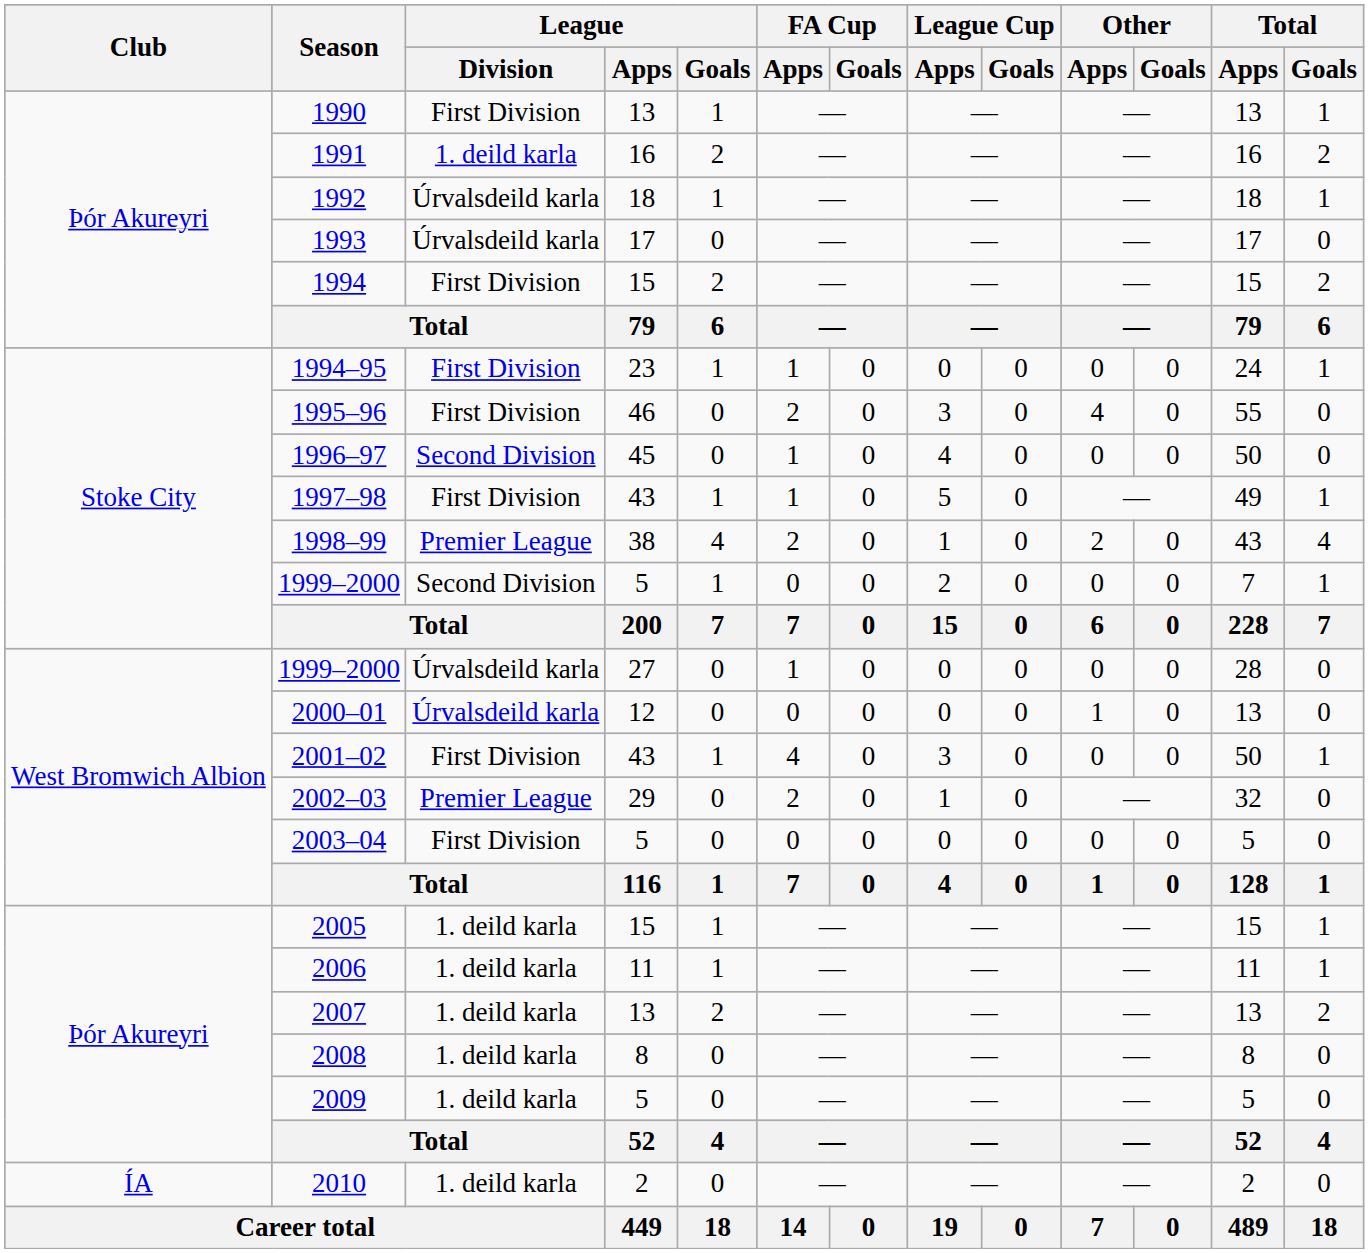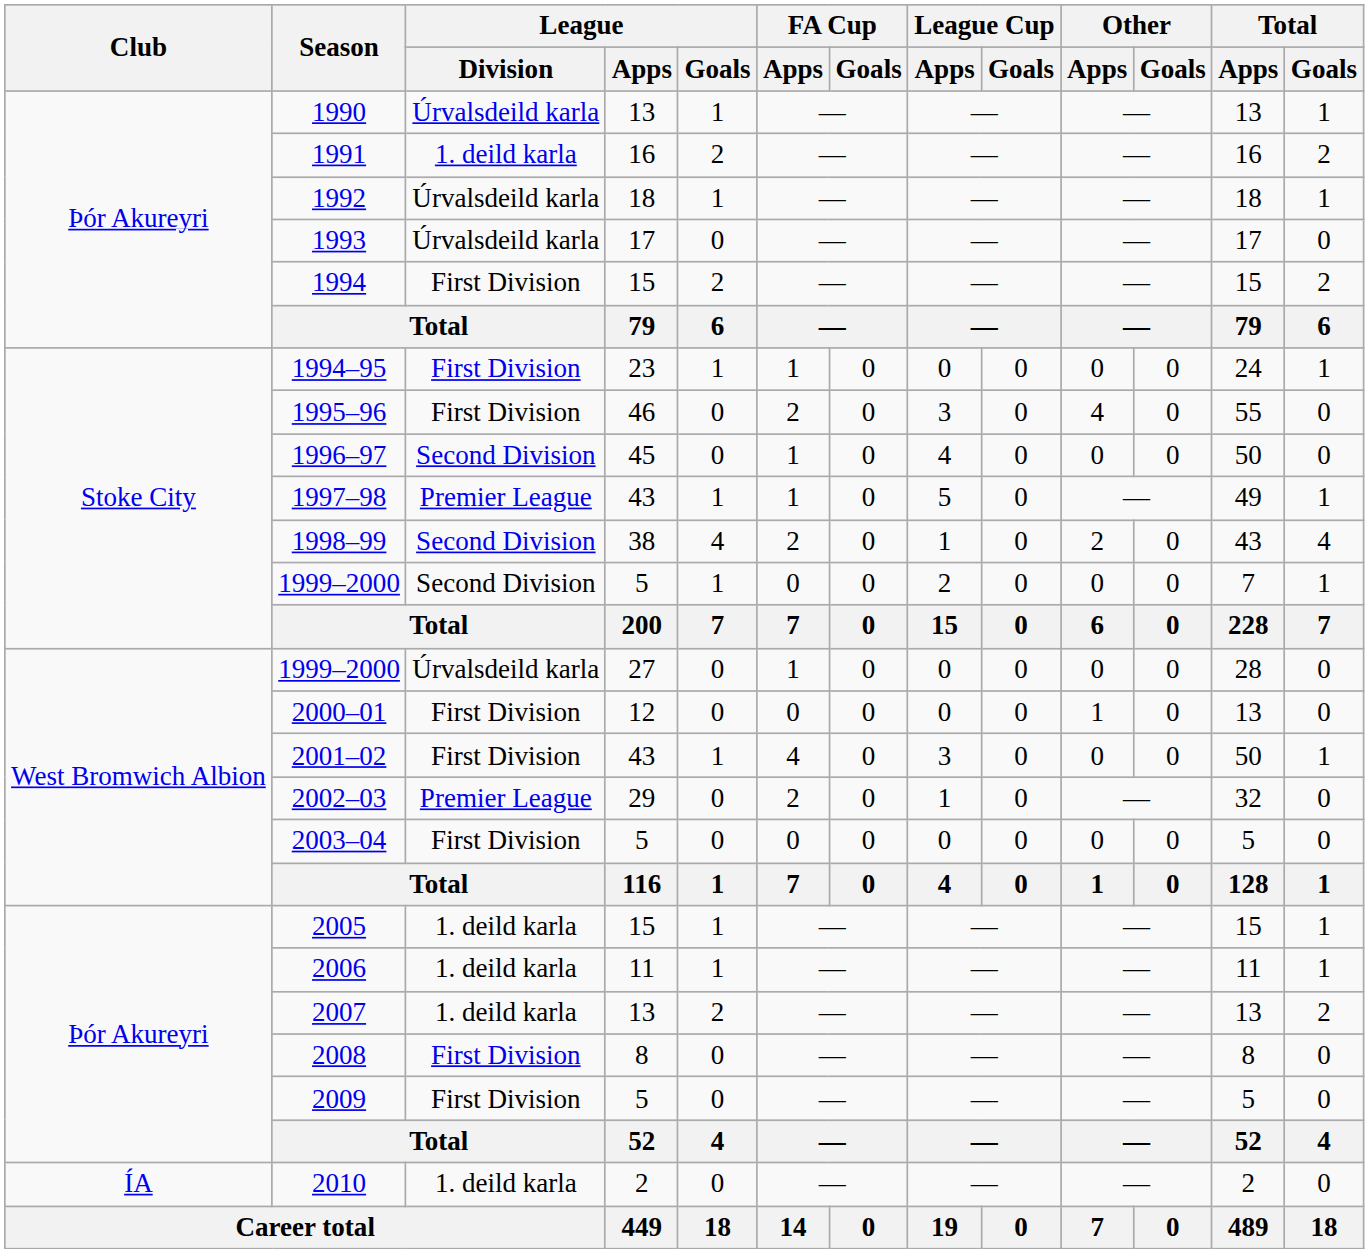(506, 111) First Division -> (506, 111) Úrvalsdeild karla
(506, 497) First Division -> (506, 497) Premier League
(506, 540) Premier League -> (506, 540) Second Division
(506, 712) Úrvalsdeild karla -> (506, 712) First Division
(506, 1055) 1. deild karla -> (506, 1055) First Division
(506, 1098) 1. deild karla -> (506, 1098) First Division
